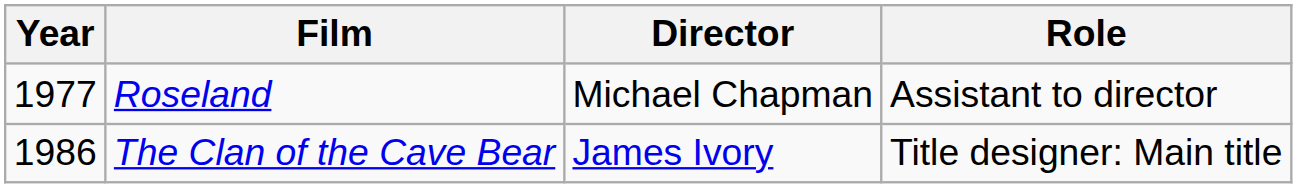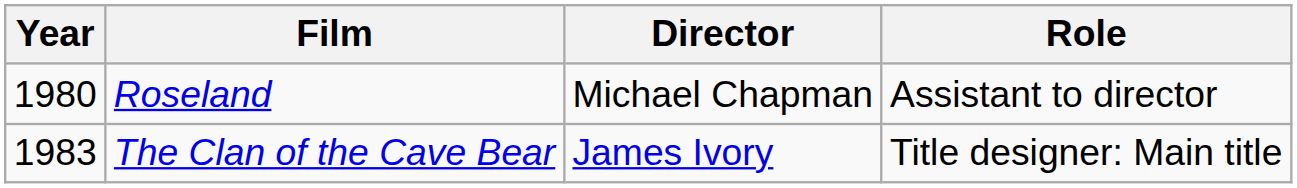(55, 93) 1977 -> (55, 93) 1980
(55, 152) 1986 -> (55, 152) 1983
